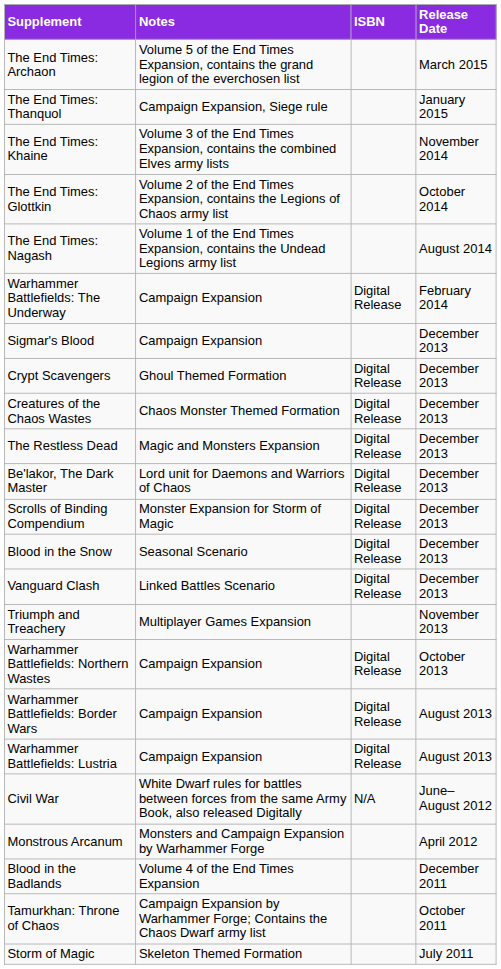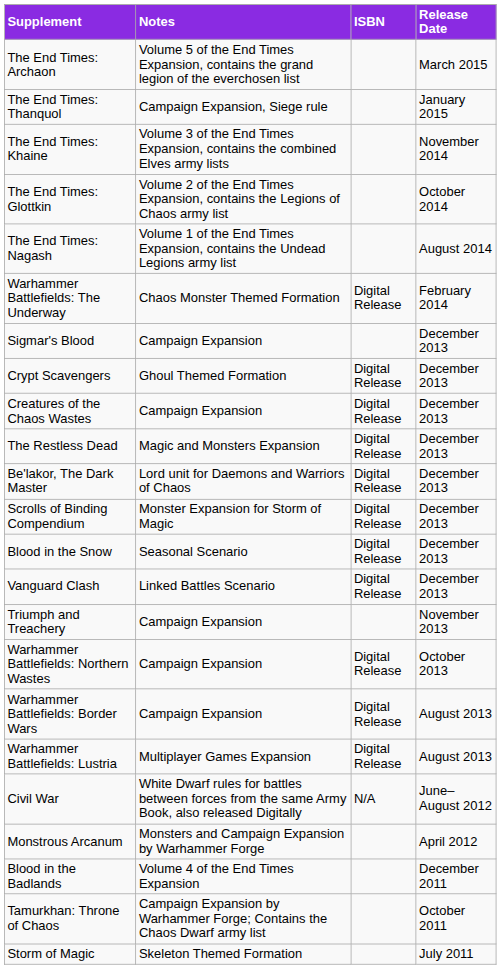(201, 298) Campaign Expansion -> (239, 298) Chaos Monster Themed Formation
(239, 411) Chaos Monster Themed Formation -> (201, 411) Campaign Expansion
(225, 621) Multiplayer Games Expansion -> (201, 621) Campaign Expansion
(201, 756) Campaign Expansion -> (225, 756) Multiplayer Games Expansion
